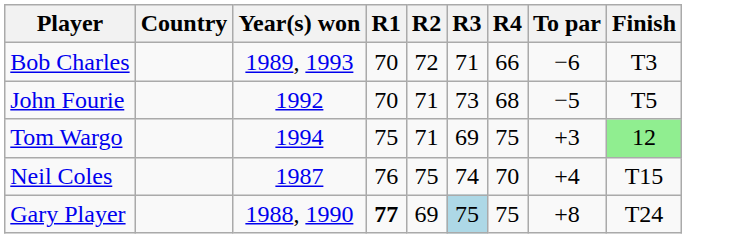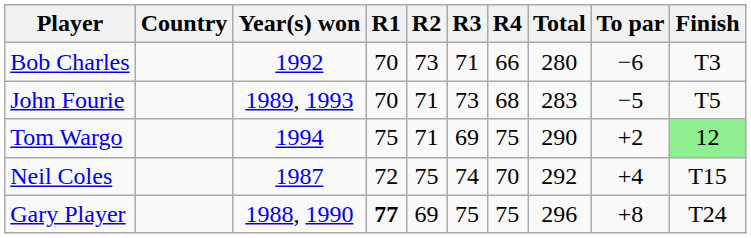+ column: (559, 23)
(299, 61) 1989, 1993 -> (299, 61) 1992
(427, 61) 72 -> (427, 61) 73
(299, 99) 1992 -> (299, 99) 1989, 1993
(567, 137) +3 -> (631, 137) +2
(386, 175) 76 -> (386, 175) 72
(467, 213) lightblue background -> (467, 213) no background
